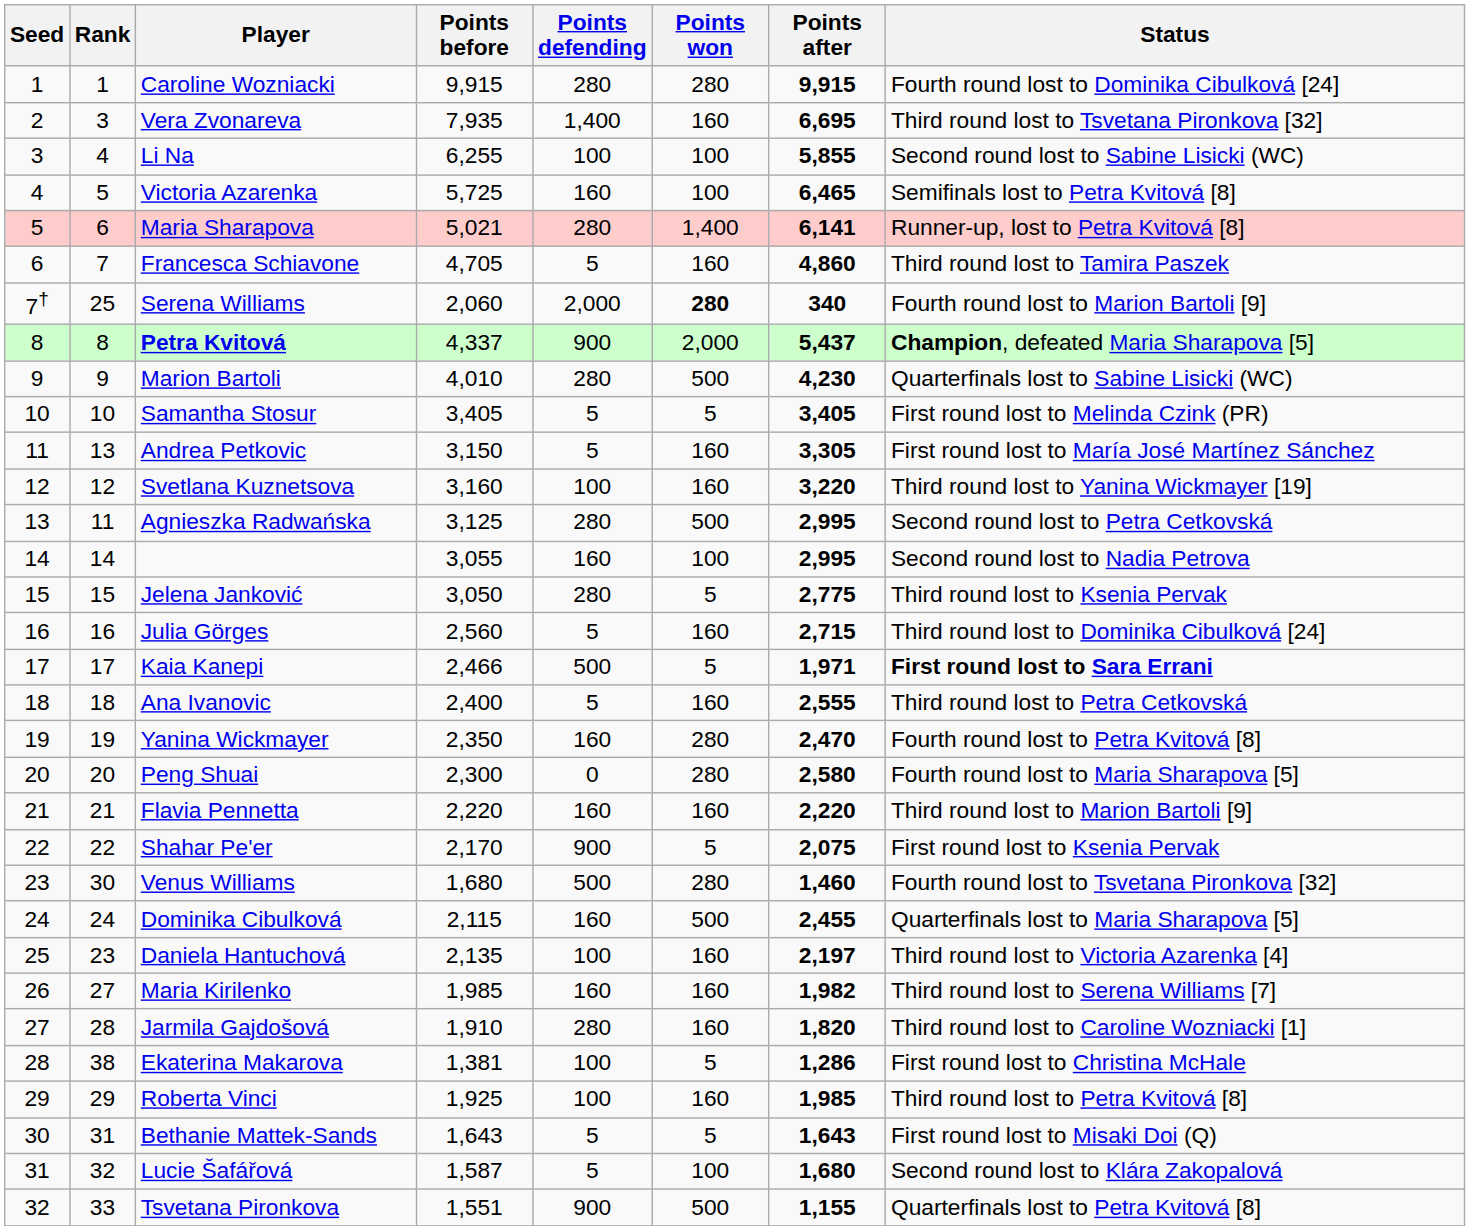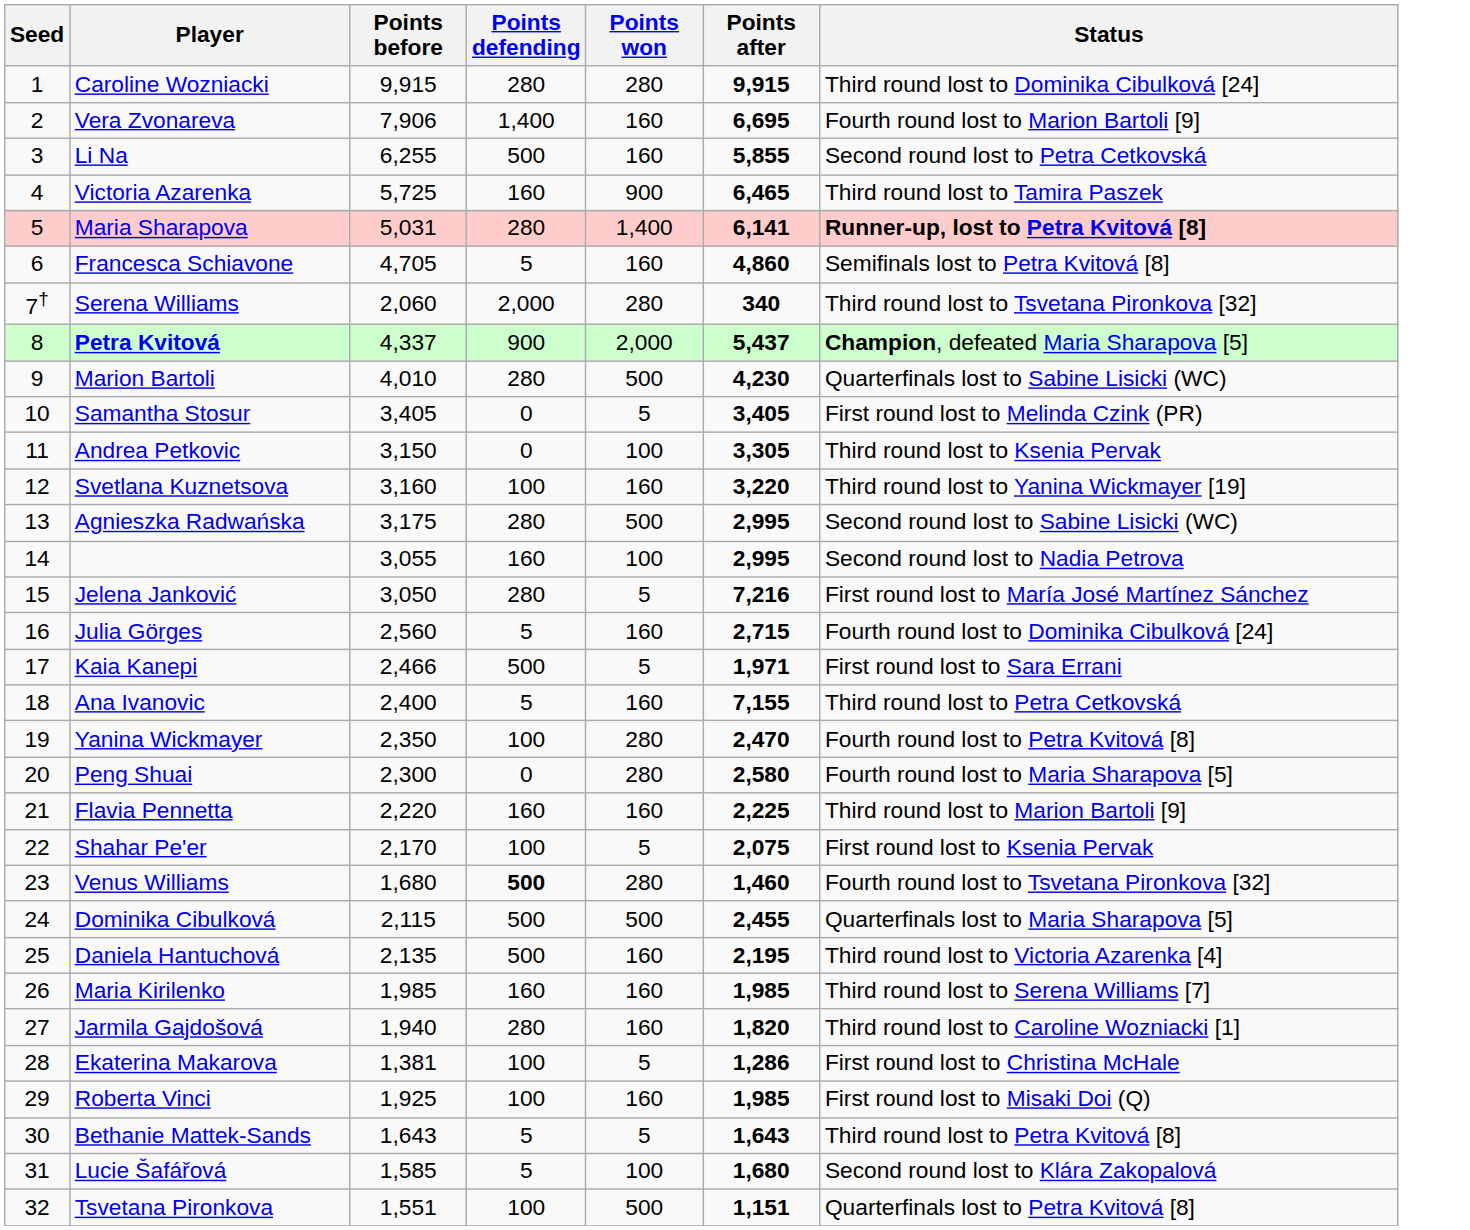- column: (103, 35)
(1115, 84) Fourth round lost to Dominika Cibulková [24] -> (1042, 84) Third round lost to Dominika Cibulková [24]
(474, 120) 7,935 -> (408, 120) 7,906
(1107, 120) Third round lost to Tsvetana Pironkova [32] -> (1012, 120) Fourth round lost to Marion Bartoli [9]
(592, 156) 100 -> (526, 156) 500
(710, 156) 100 -> (644, 156) 160
(1097, 156) Second round lost to Sabine Lisicki (WC) -> (1016, 156) Second round lost to Petra Cetkovská
(710, 192) 100 -> (644, 192) 900
(1063, 192) Semifinals lost to Petra Kvitová [8] -> (994, 192) Third round lost to Tamira Paszek
(474, 228) 5,021 -> (408, 228) 5,031
(1068, 228) normal -> (1016, 228) bold
(1060, 264) Third round lost to Tamira Paszek -> (997, 264) Semifinals lost to Petra Kvitová [8]
(710, 303) bold -> (644, 303) normal
(1078, 303) Fourth round lost to Marion Bartoli [9] -> (1041, 303) Third round lost to Tsvetana Pironkova [32]
(592, 414) 5 -> (526, 414) 0
(592, 450) 5 -> (526, 450) 0
(710, 450) 160 -> (644, 450) 100
(1133, 450) First round lost to María José Martínez Sánchez -> (993, 450) Third round lost to Ksenia Pervak
(474, 522) 3,125 -> (408, 522) 3,175
(1082, 522) Second round lost to Petra Cetkovská -> (1031, 522) Second round lost to Sabine Lisicki (WC)
(827, 594) 2,775 -> (761, 594) 7,216
(1059, 594) Third round lost to Ksenia Pervak -> (1067, 594) First round lost to María José Martínez Sánchez
(1108, 630) Third round lost to Dominika Cibulková [24] -> (1049, 630) Fourth round lost to Dominika Cibulková [24]
(1052, 666) bold -> (973, 666) normal
(827, 702) 2,555 -> (761, 702) 7,155
(592, 738) 160 -> (526, 738) 100
(827, 810) 2,220 -> (761, 810) 2,225
(592, 846) 900 -> (526, 846) 100
(592, 882) normal -> (526, 882) bold
(592, 919) 160 -> (526, 919) 500
(592, 955) 100 -> (526, 955) 500
(827, 955) 2,197 -> (761, 955) 2,195
(827, 991) 1,982 -> (761, 991) 1,985
(474, 1027) 1,910 -> (408, 1027) 1,940
(1069, 1099) Third round lost to Petra Kvitová [8] -> (988, 1099) First round lost to Misaki Doi (Q)
(1054, 1135) First round lost to Misaki Doi (Q) -> (1003, 1135) Third round lost to Petra Kvitová [8]
(474, 1171) 1,587 -> (408, 1171) 1,585
(592, 1207) 900 -> (526, 1207) 100
(827, 1207) 1,155 -> (761, 1207) 1,151
